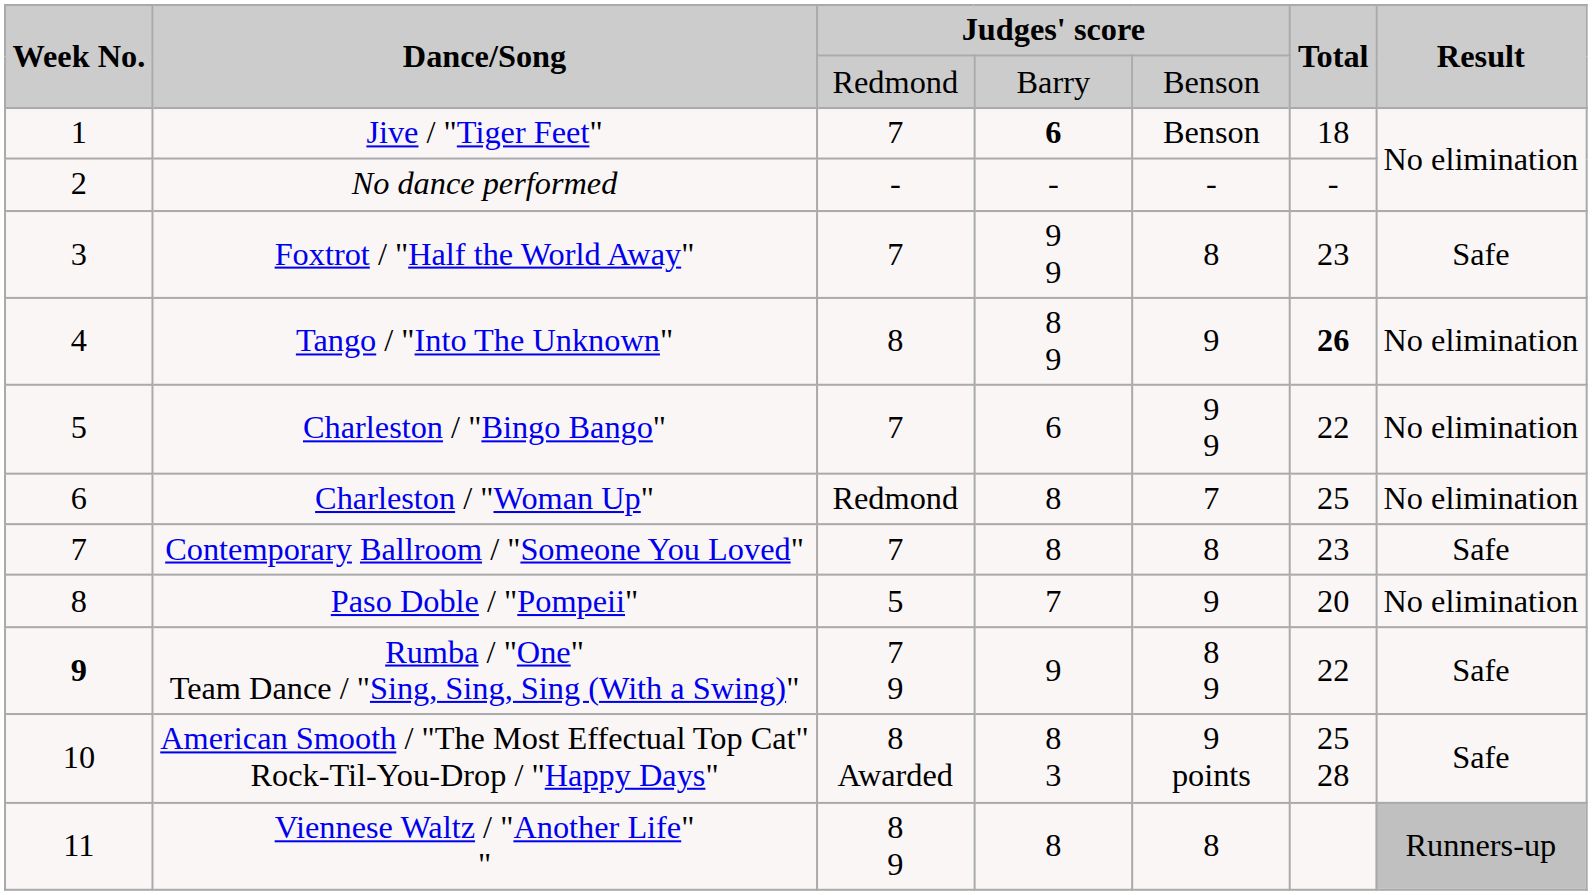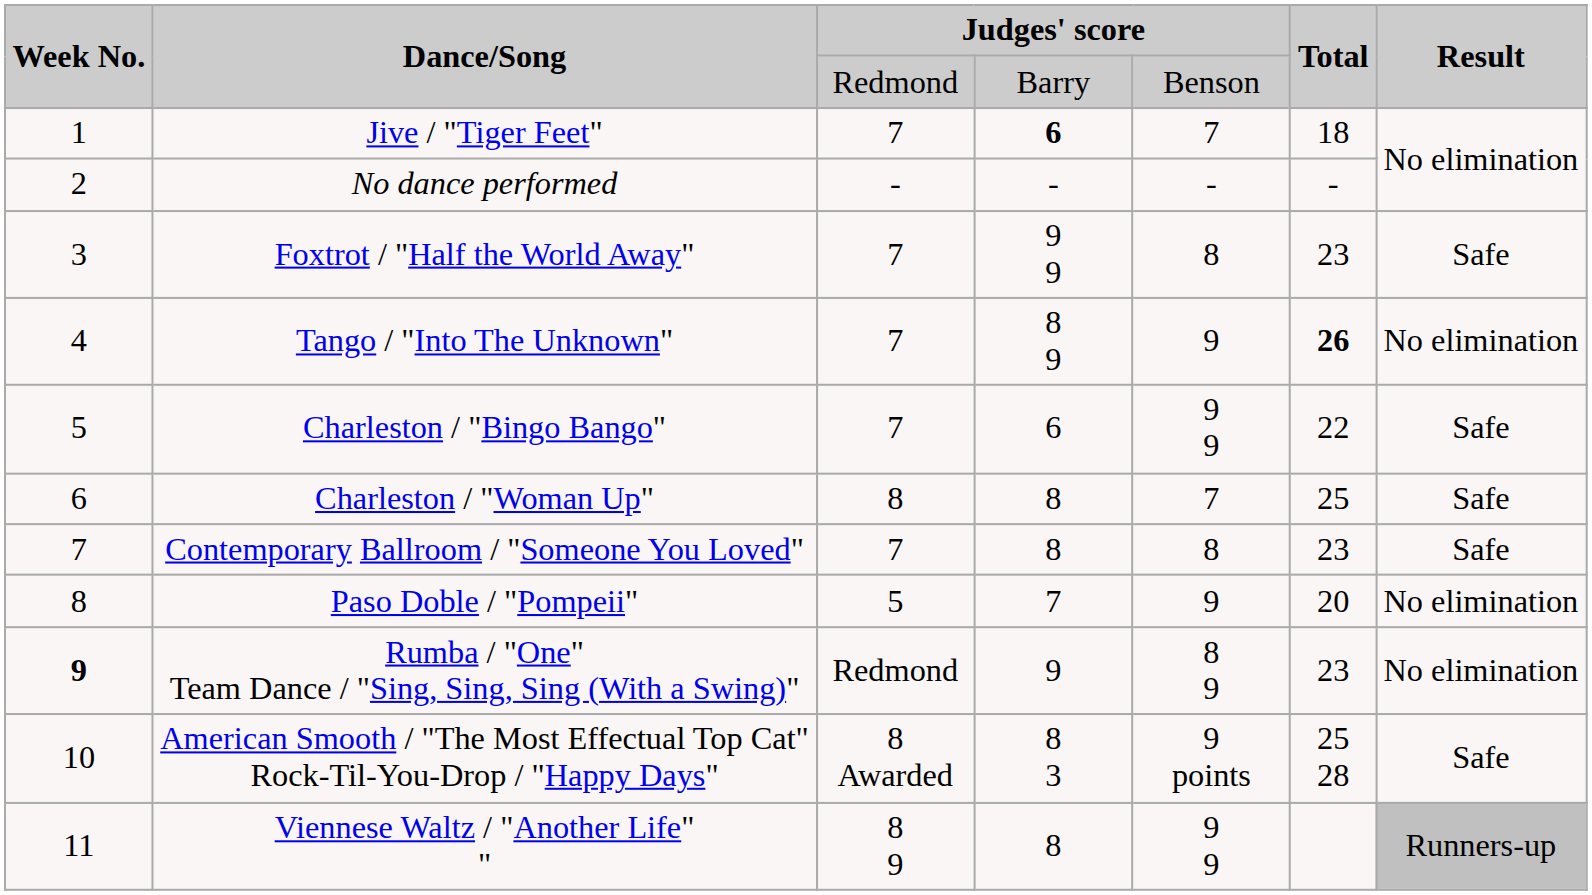(1211, 132) Benson -> (1211, 132) 7
(895, 340) 8 -> (895, 340) 7
(1481, 428) No elimination -> (1481, 428) Safe
(895, 498) Redmond -> (895, 498) 8
(1481, 498) No elimination -> (1481, 498) Safe
(895, 669) 7 9 -> (895, 669) Redmond
(1333, 669) 22 -> (1333, 669) 23
(1481, 669) Safe -> (1481, 669) No elimination
(1211, 845) 8 -> (1211, 845) 9 9
